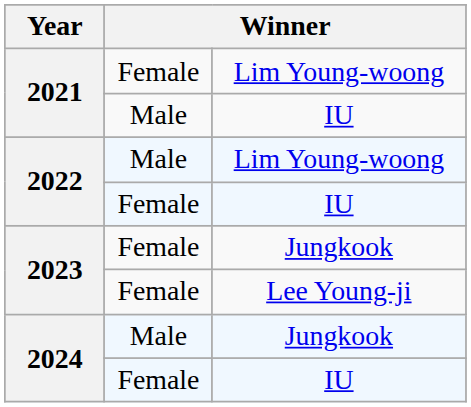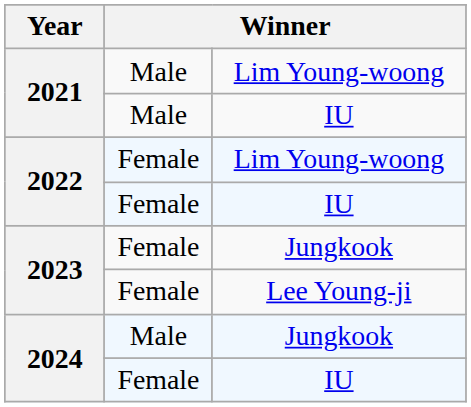(158, 70) Female -> (158, 70) Male
(158, 159) Male -> (158, 159) Female
